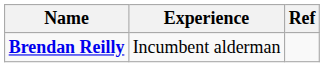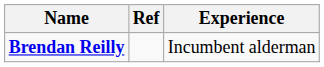columns swapped: (207, 18) <-> (302, 18)
